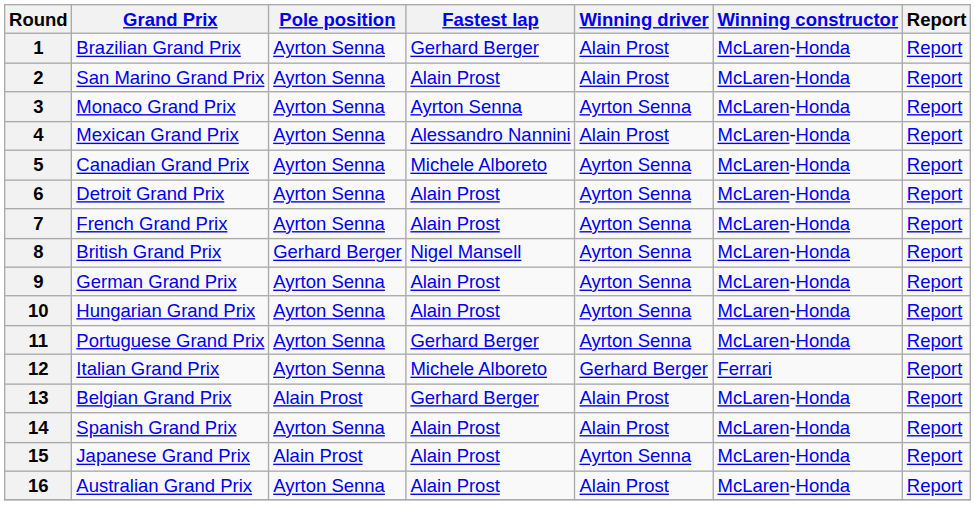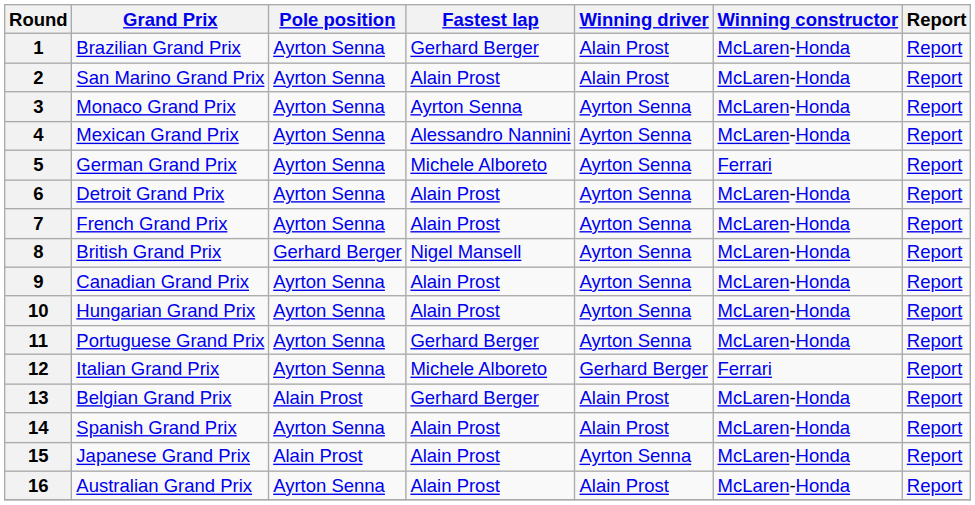(624, 135) Alain Prost -> (635, 135) Ayrton Senna
(163, 165) Canadian Grand Prix -> (157, 165) German Grand Prix
(784, 165) McLaren-Honda -> (745, 165) Ferrari
(157, 281) German Grand Prix -> (163, 281) Canadian Grand Prix
